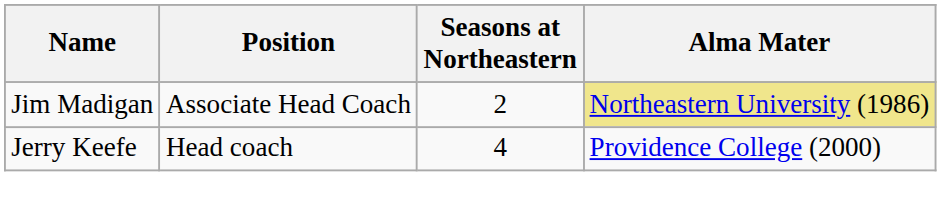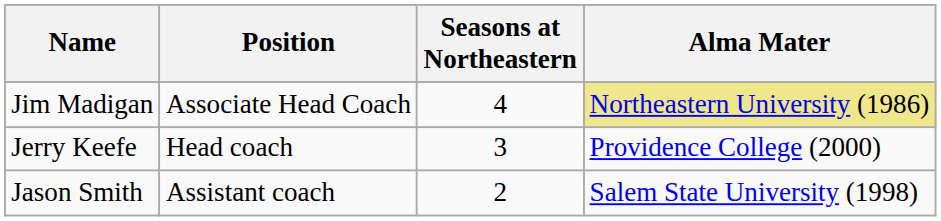(500, 103) 2 -> (500, 103) 4
(500, 148) 4 -> (500, 148) 3
+ row: (77, 193)
